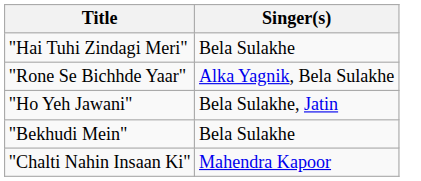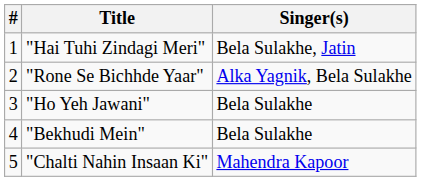+ column: (13, 18)
(247, 47) Bela Sulakhe -> (286, 47) Bela Sulakhe, Jatin
(269, 104) Bela Sulakhe, Jatin -> (264, 104) Bela Sulakhe
